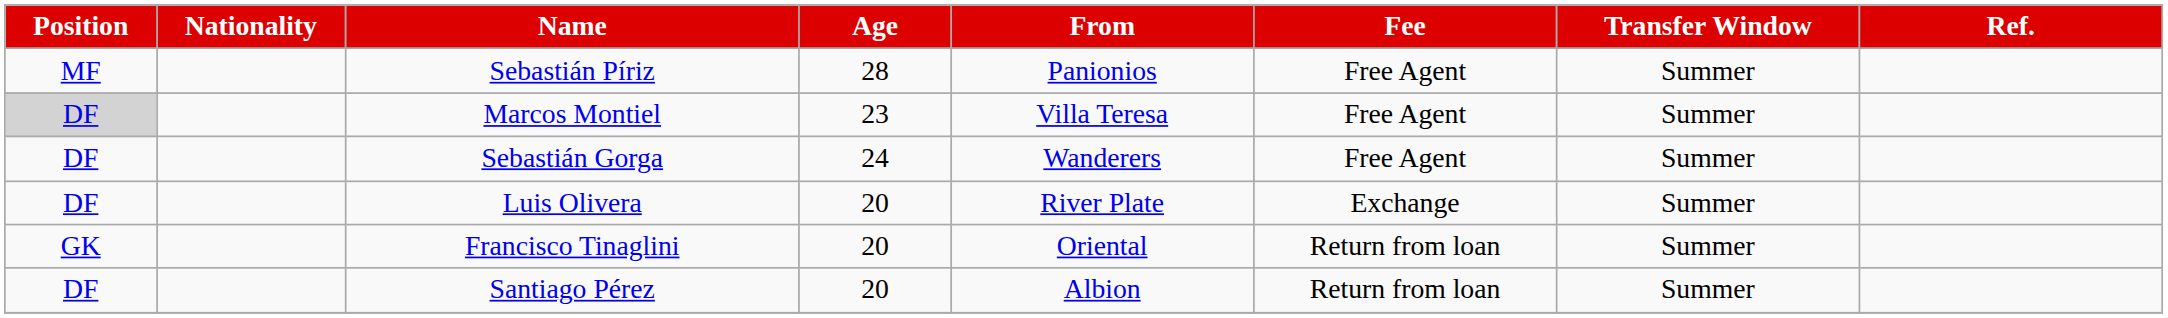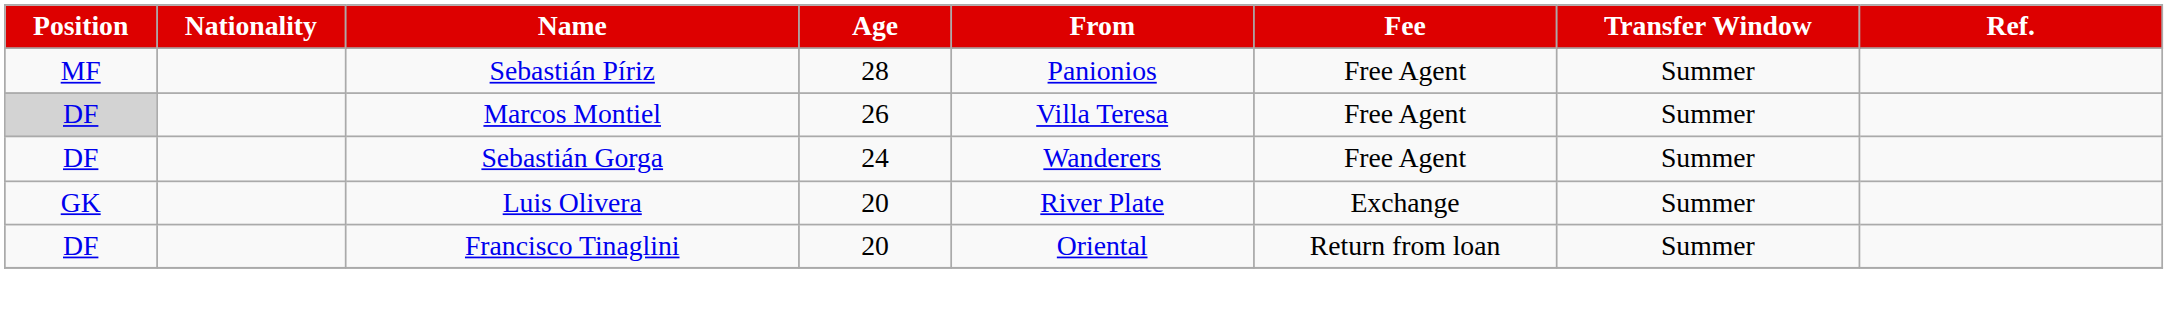(875, 114) 23 -> (875, 114) 26
(81, 202) DF -> (81, 202) GK
(81, 245) GK -> (81, 245) DF
- row: (572, 289)
